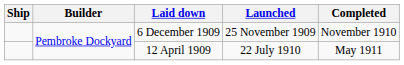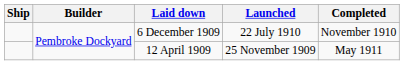(270, 32) 25 November 1909 -> (270, 32) 22 July 1910
(270, 50) 22 July 1910 -> (270, 50) 25 November 1909
